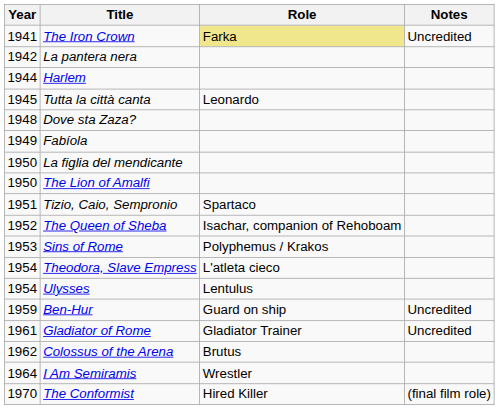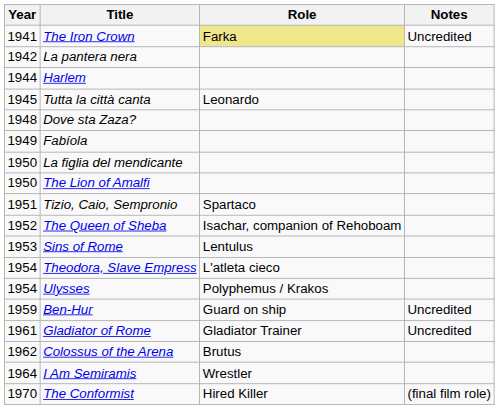(266, 246) Polyphemus / Krakos -> (228, 246) Lentulus
(228, 288) Lentulus -> (266, 288) Polyphemus / Krakos
